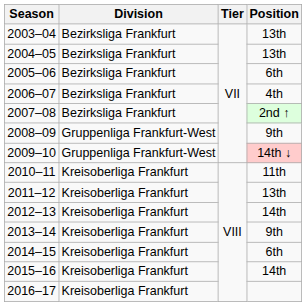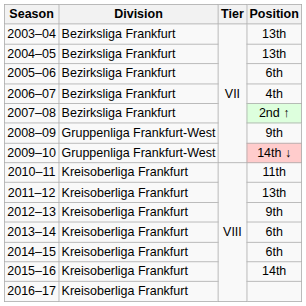(274, 212) 14th -> (274, 212) 9th
(274, 232) 9th -> (274, 232) 6th
